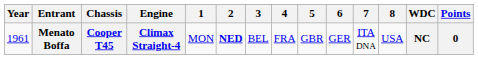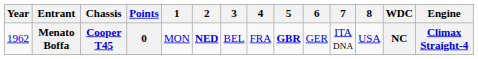columns swapped: (156, 14) <-> (456, 14)
(18, 38) 1961 -> (18, 38) 1962
(312, 38) normal -> (288, 38) bold
